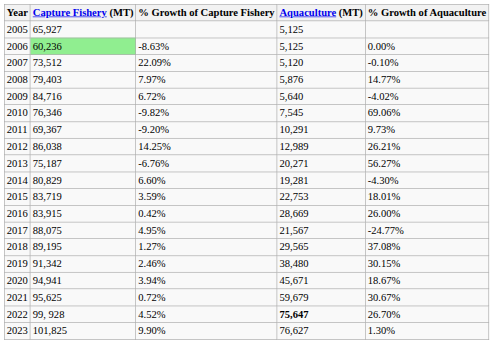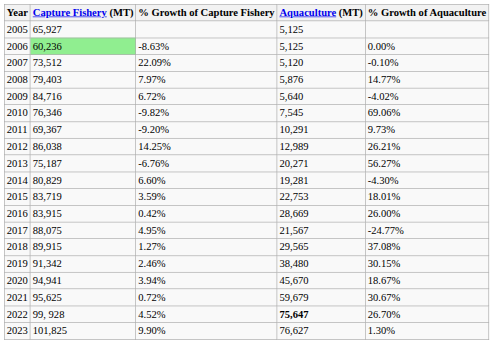(47, 247) 89,195 -> (47, 247) 89,915
(294, 280) 45,671 -> (294, 280) 45,670
